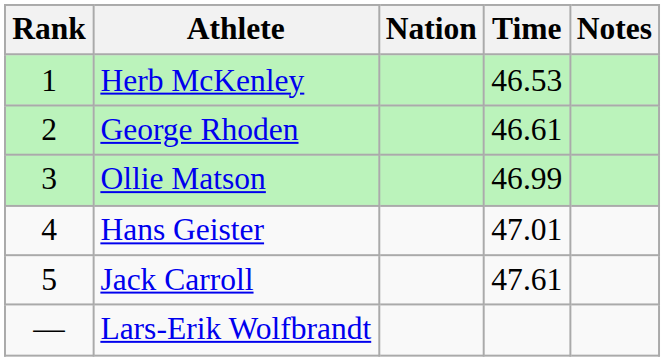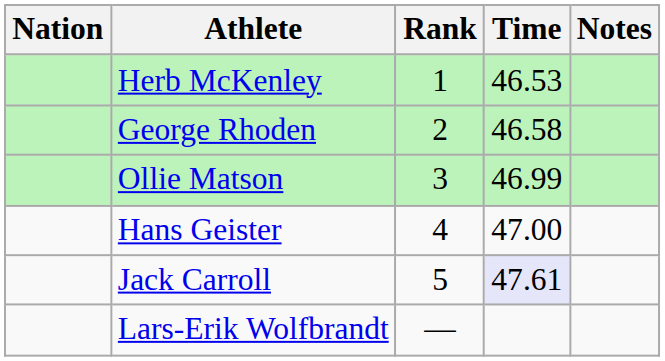columns swapped: (49, 29) <-> (431, 29)
(527, 129) 46.61 -> (527, 129) 46.58
(527, 229) 47.01 -> (527, 229) 47.00
(527, 279) no background -> (527, 279) lavender background
